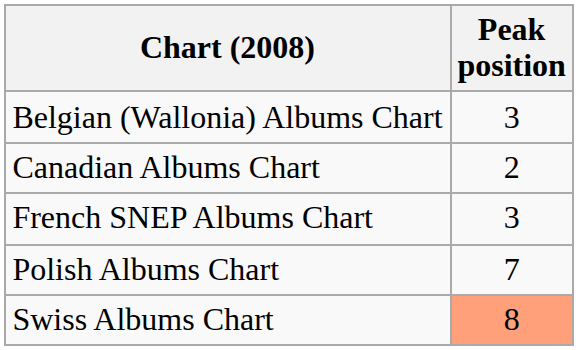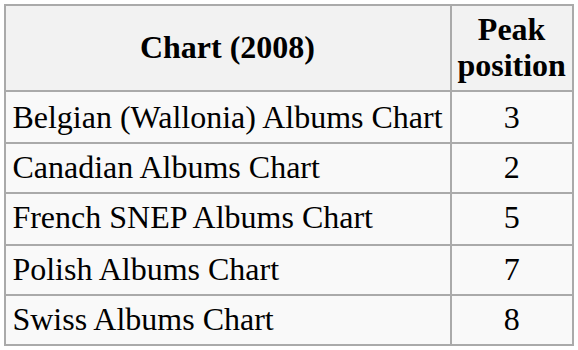(512, 218) 3 -> (512, 218) 5
(512, 319) lightsalmon background -> (512, 319) no background
